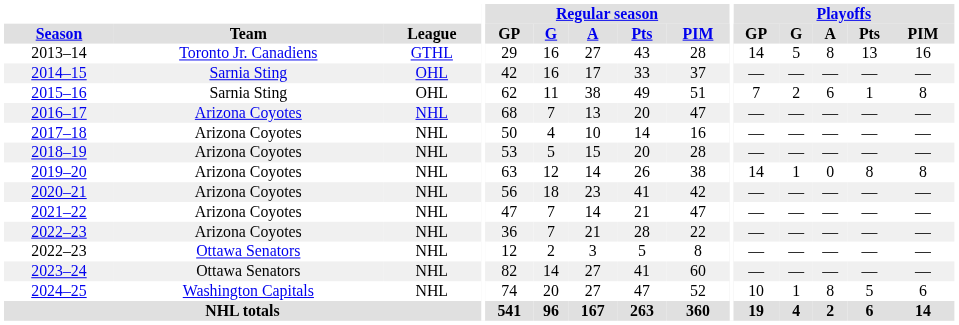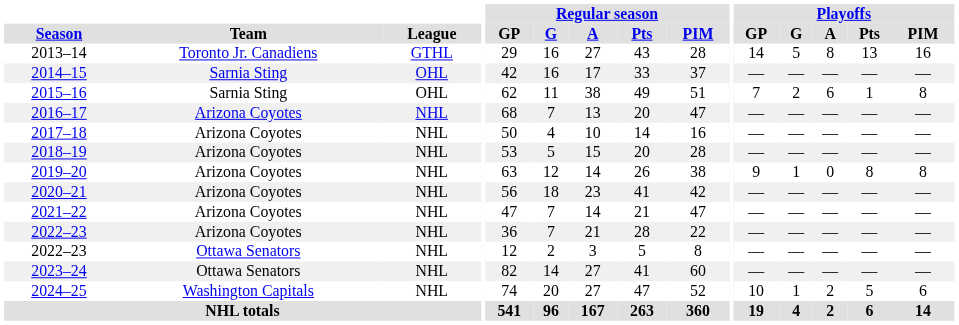(756, 172) 14 -> (756, 172) 9
(830, 291) 8 -> (830, 291) 2
